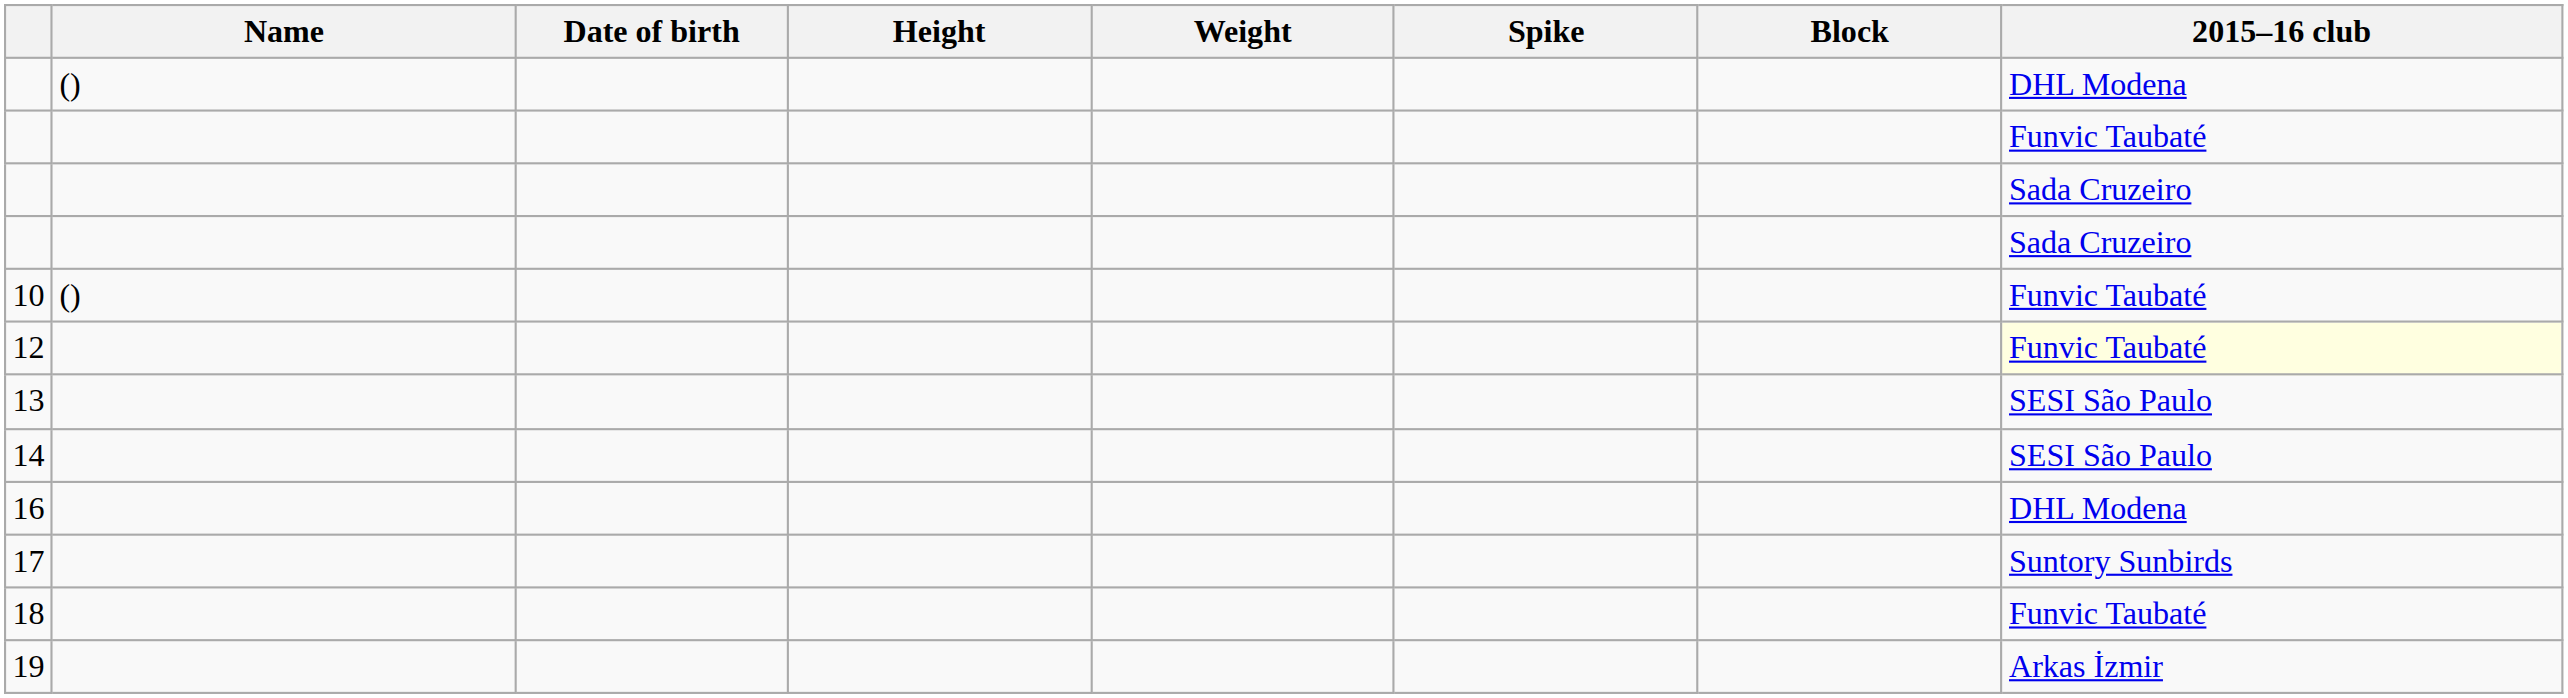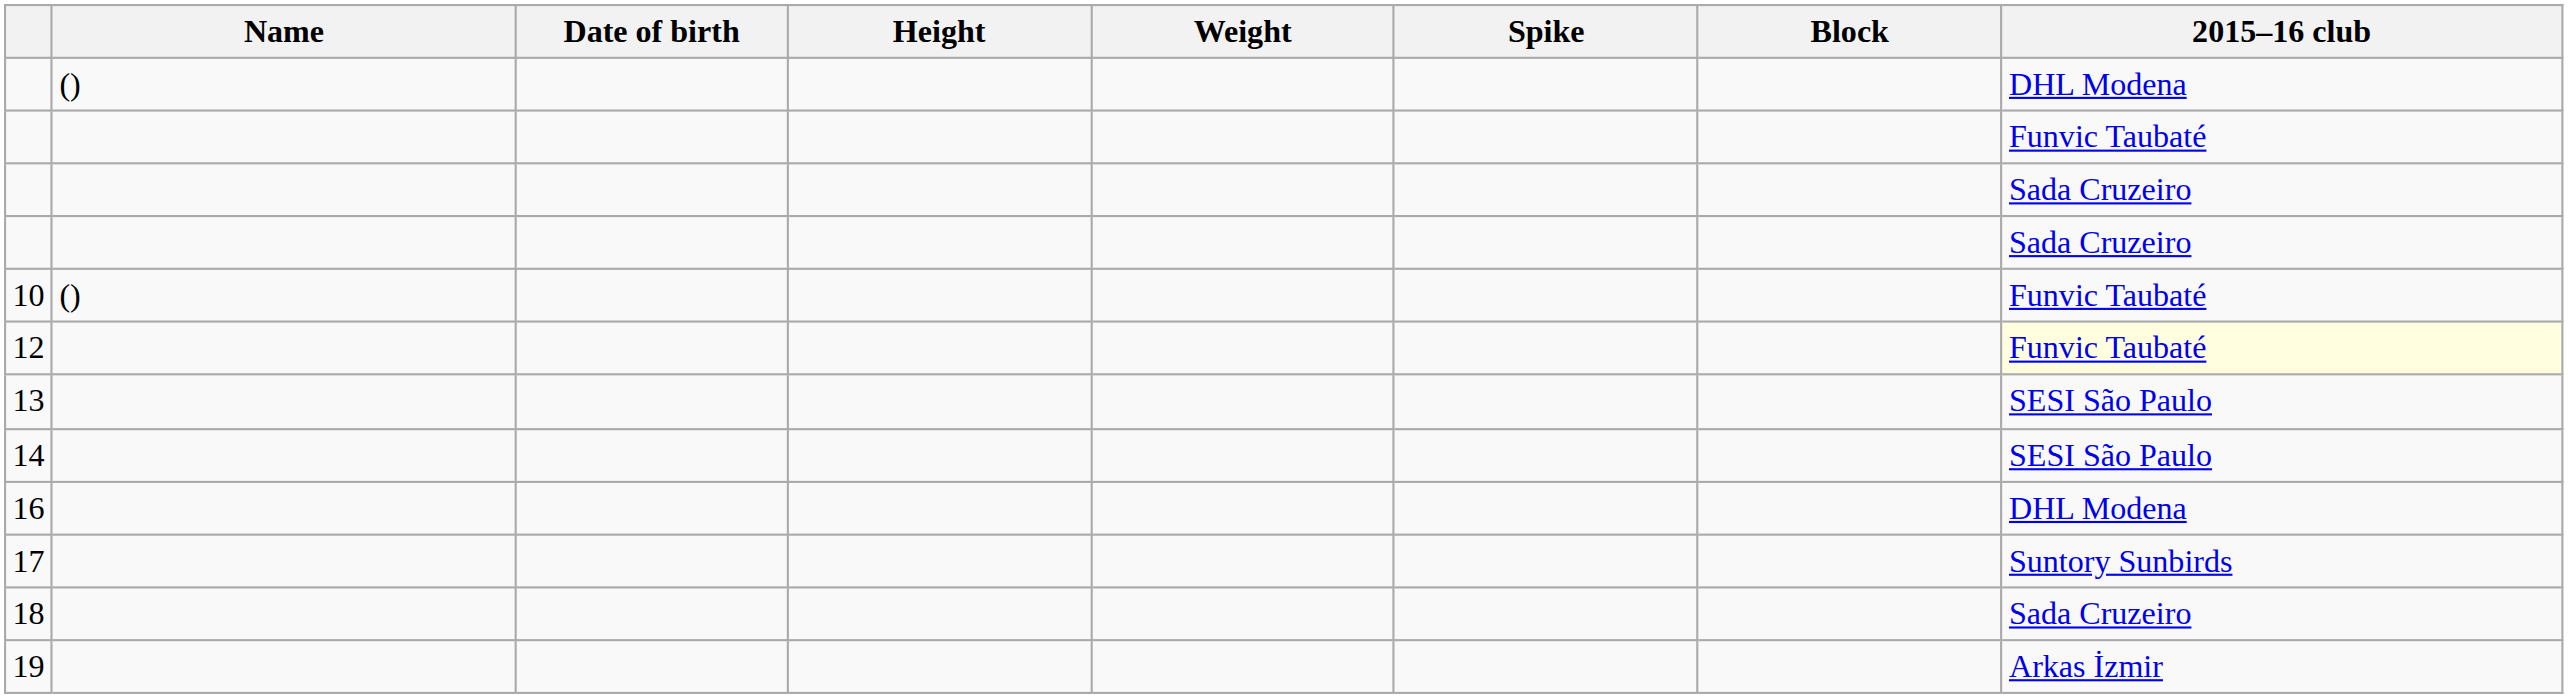(2108, 612) Funvic Taubaté -> (2100, 612) Sada Cruzeiro
